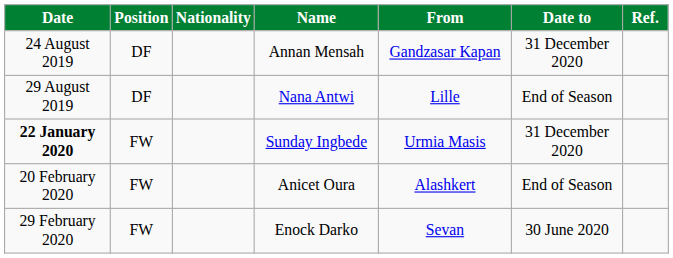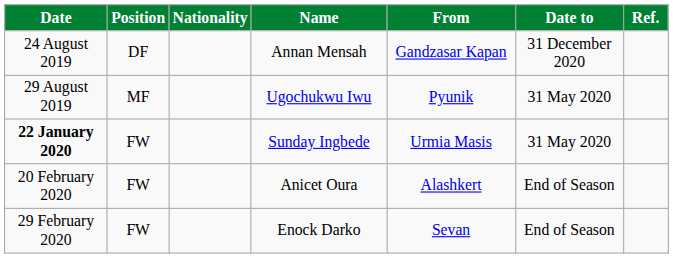- row: (316, 97)
+ row: (319, 97)
(567, 141) 31 December 2020 -> (569, 141) 31 May 2020
(567, 230) 30 June 2020 -> (569, 230) End of Season
